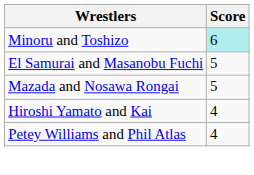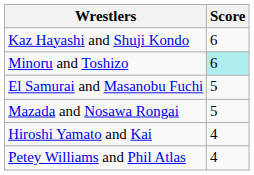+ row: (99, 39)
